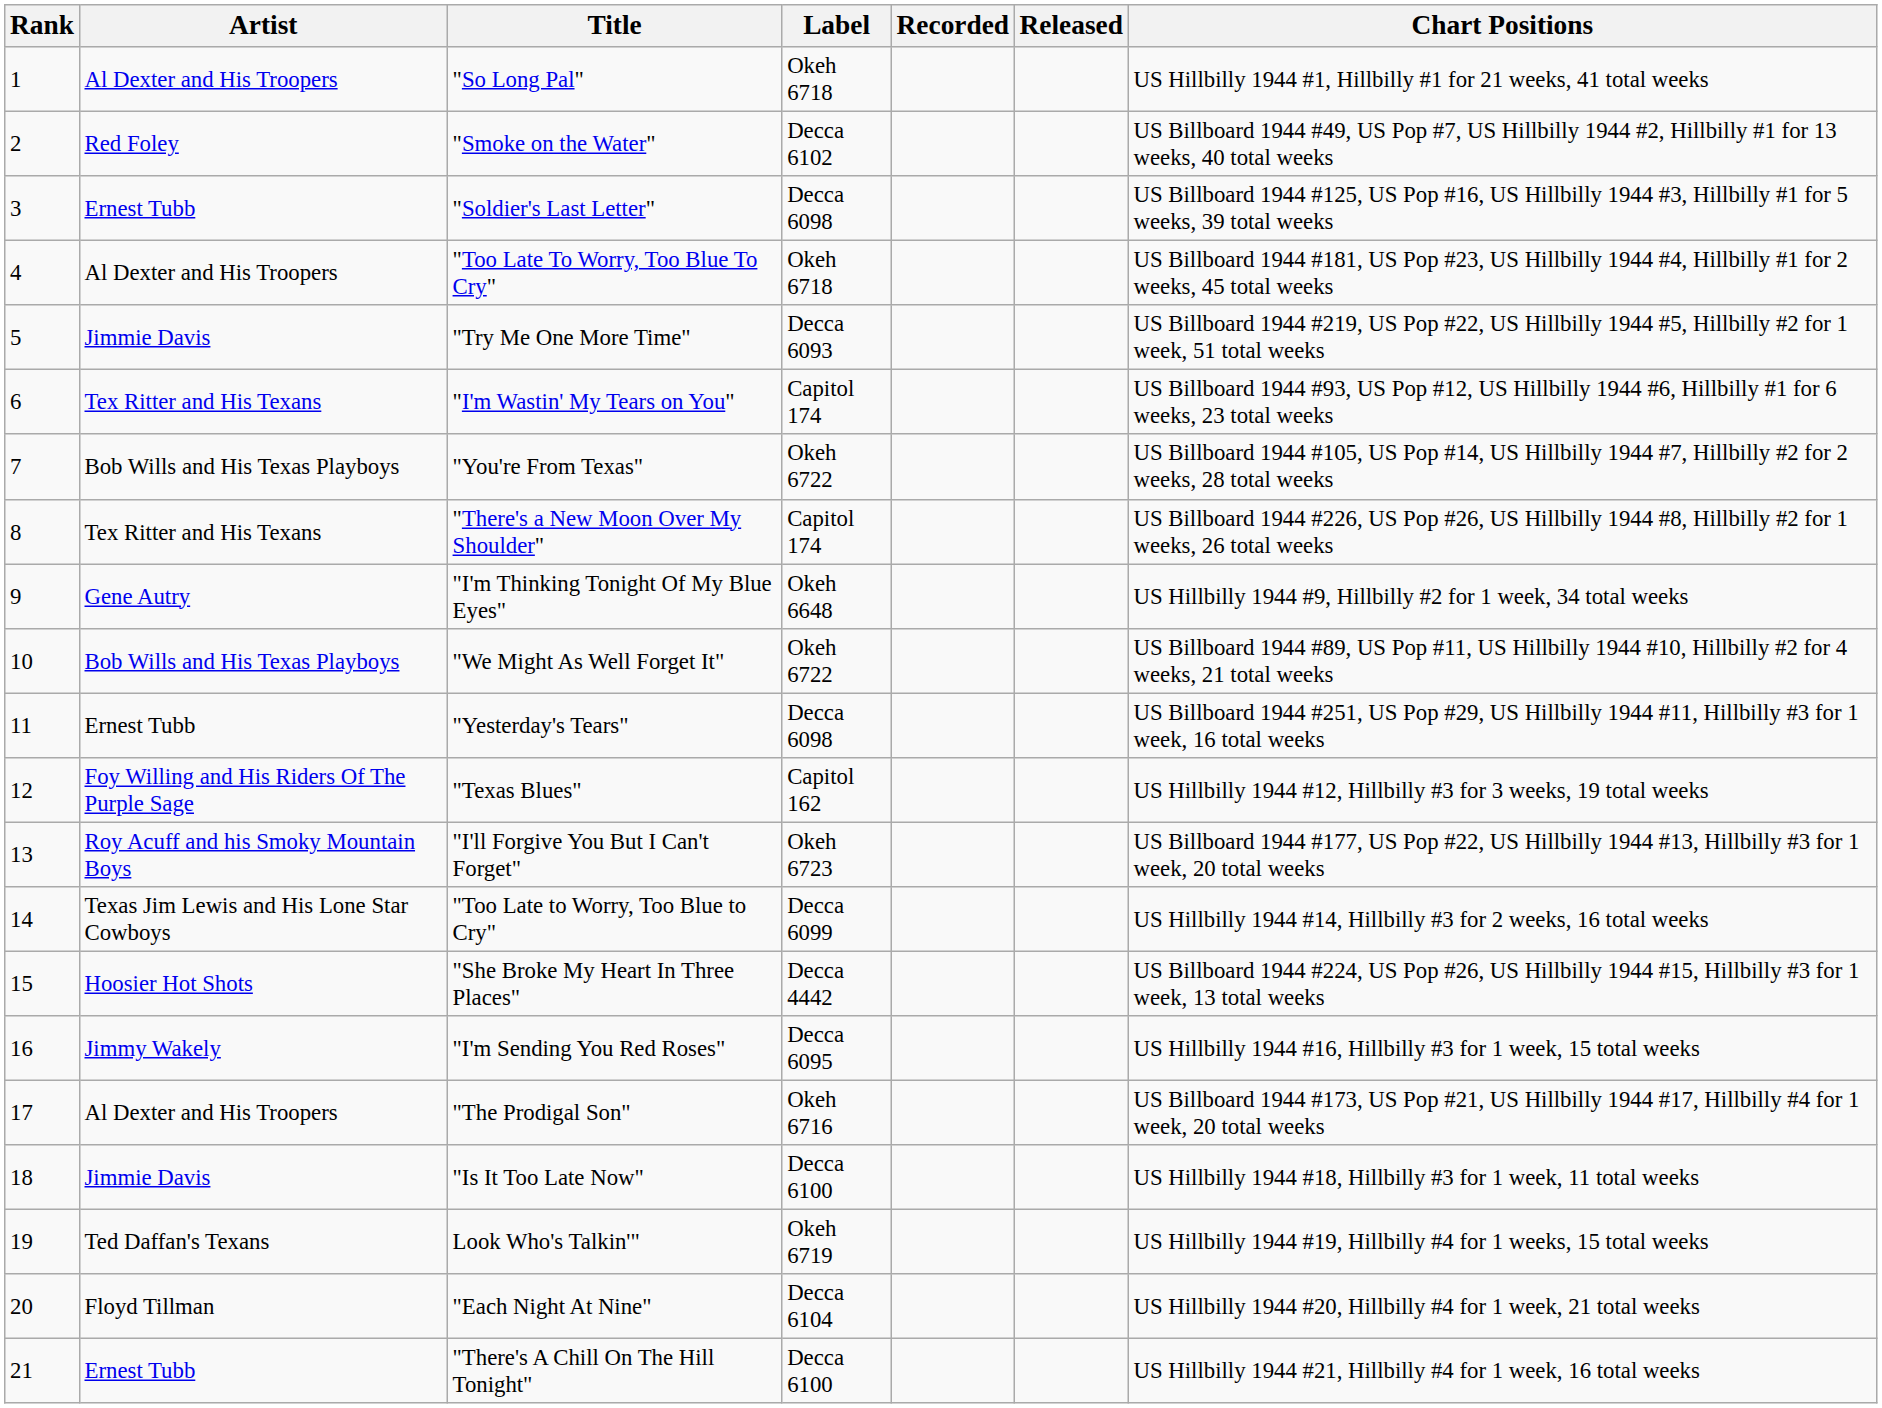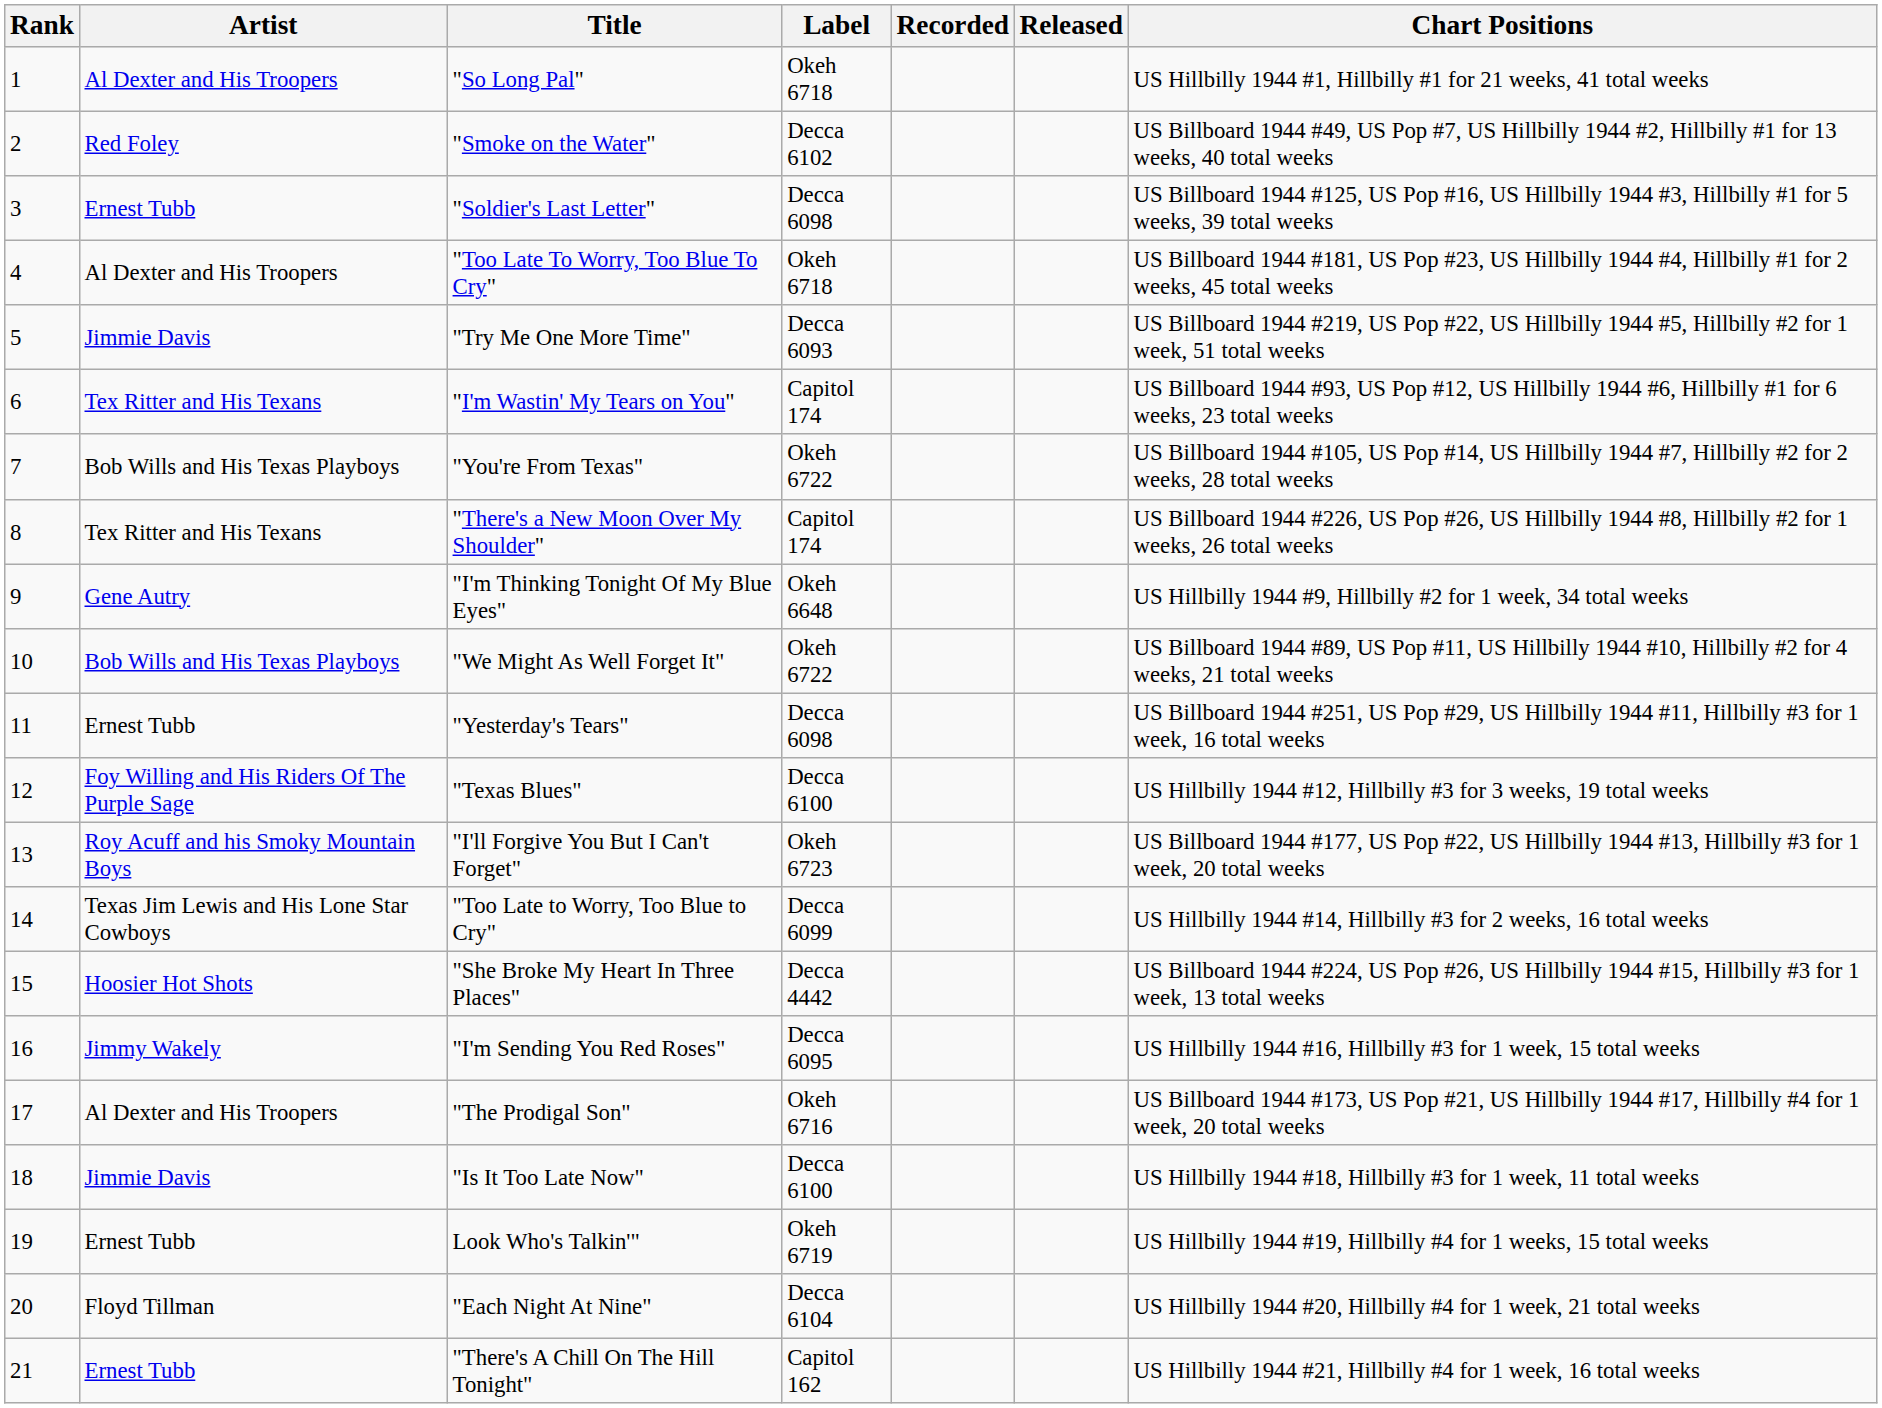(821, 789) Capitol 162 -> (816, 789) Decca 6100
(177, 1241) Ted Daffan's Texans -> (140, 1241) Ernest Tubb
(816, 1370) Decca 6100 -> (821, 1370) Capitol 162
